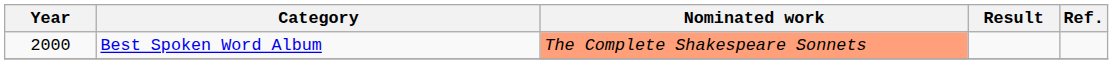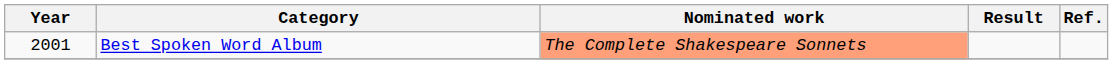(51, 46) 2000 -> (51, 46) 2001
